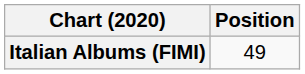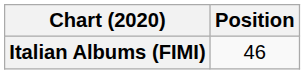(255, 52) 49 -> (255, 52) 46
